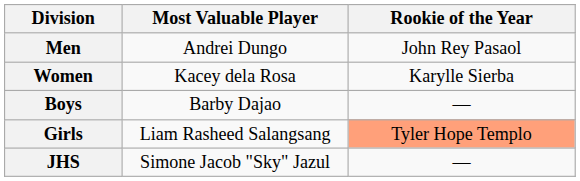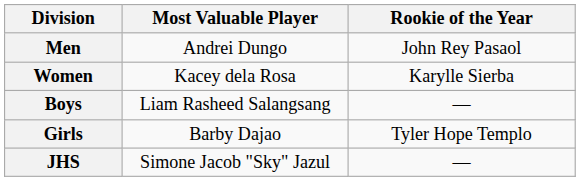(235, 104) Barby Dajao -> (235, 104) Liam Rasheed Salangsang
(235, 133) Liam Rasheed Salangsang -> (235, 133) Barby Dajao
(462, 133) lightsalmon background -> (462, 133) no background
